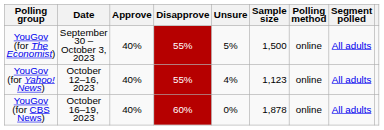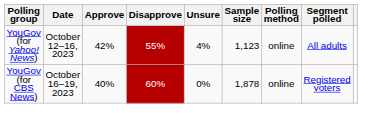- row: (31, 45)
(132, 79) 40% -> (104, 45) 42%
(352, 109) All adults -> (327, 84) Registered voters
